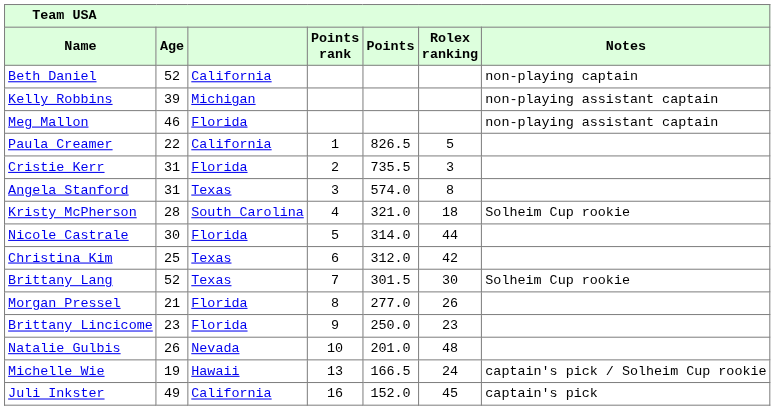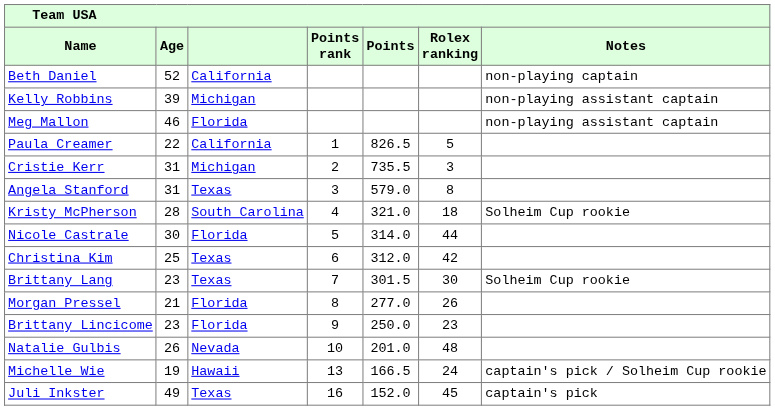(219, 167) Florida -> (223, 167) Michigan
(391, 190) 574.0 -> (391, 190) 579.0
(172, 281) 52 -> (172, 281) 23
(231, 394) California -> (211, 394) Texas
